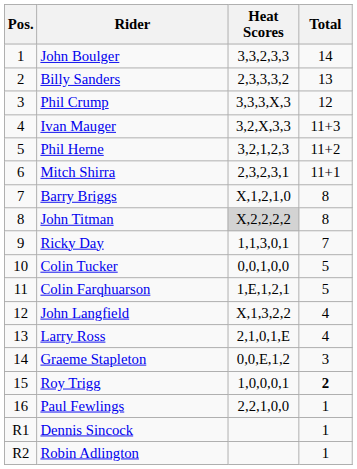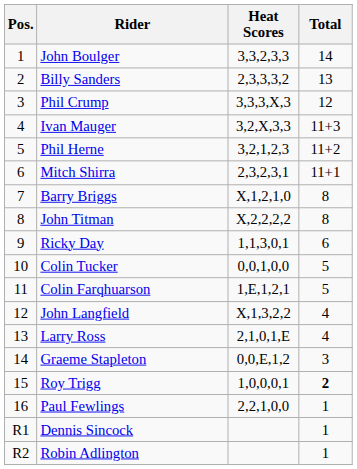(263, 219) lightgrey background -> (263, 219) no background
(325, 242) 7 -> (325, 242) 6
